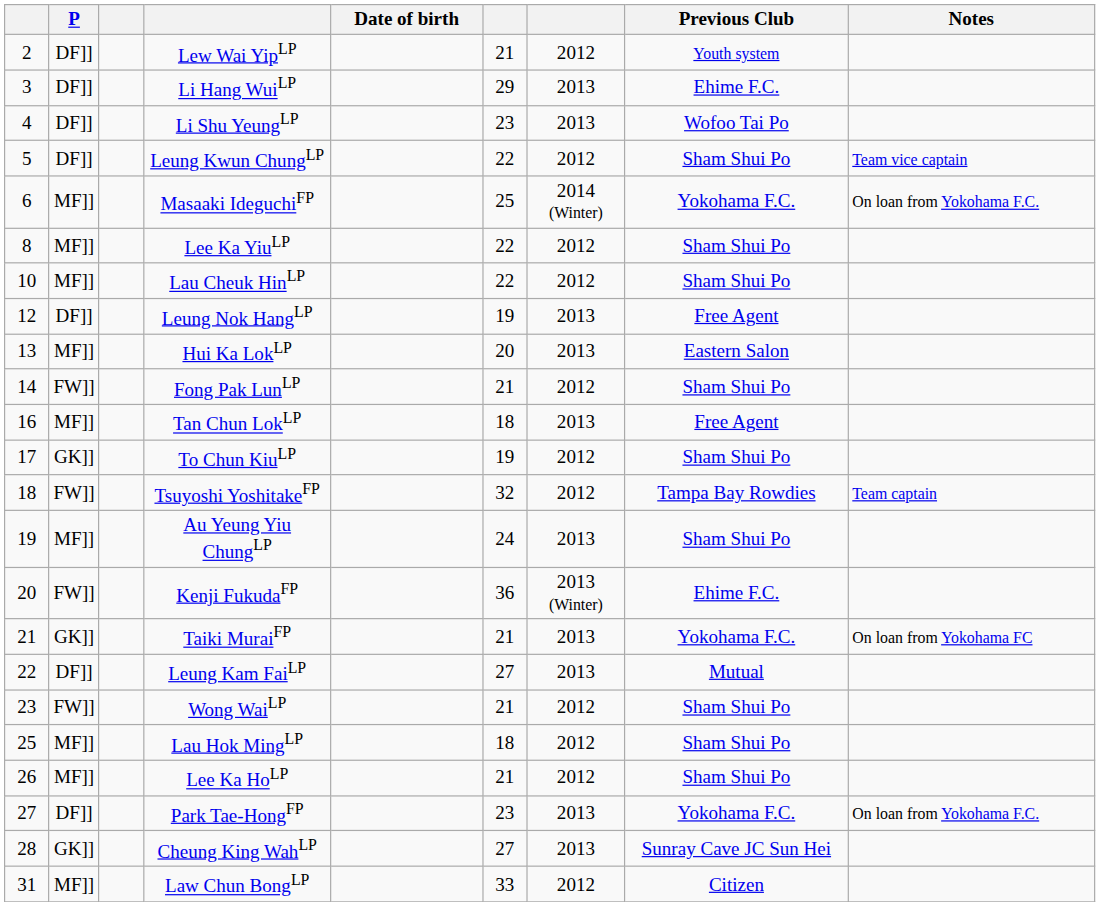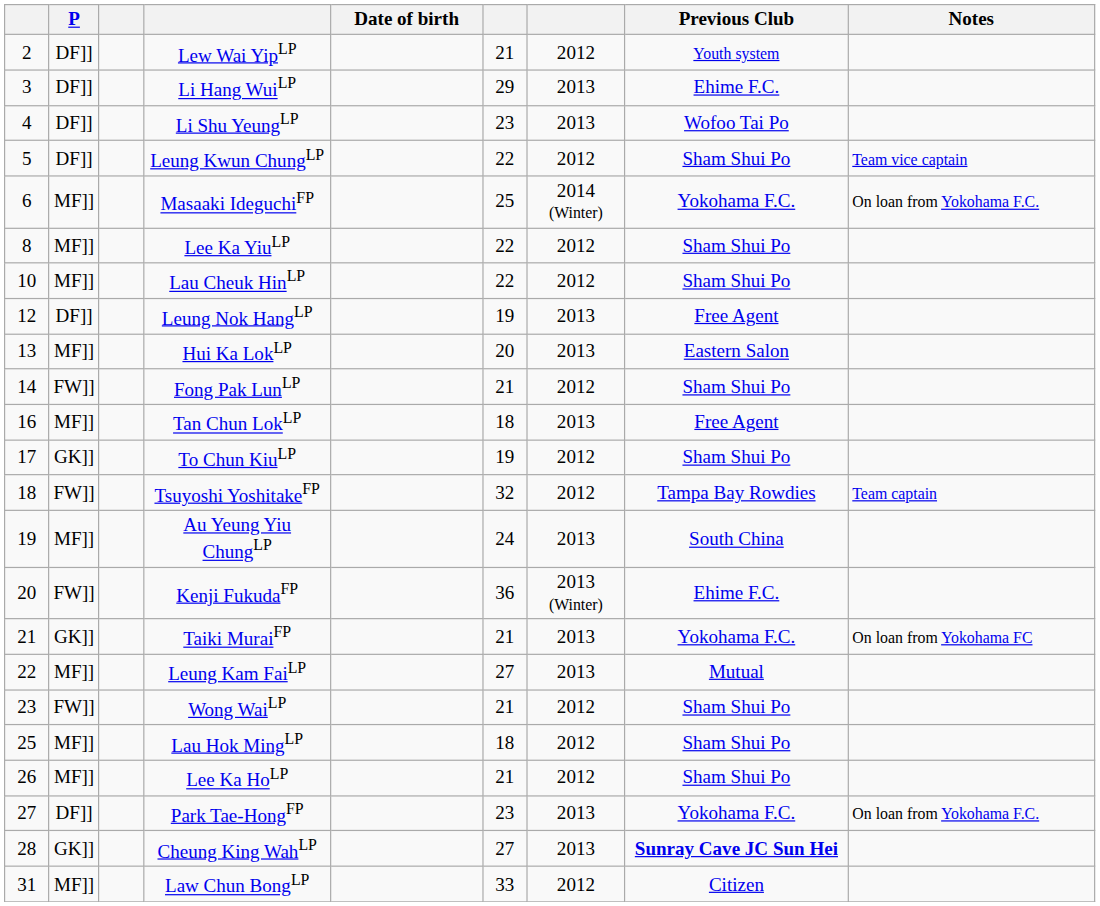(736, 538) Sham Shui Po -> (736, 538) South China
(74, 671) DF]] -> (74, 671) MF]]
(736, 848) normal -> (736, 848) bold
